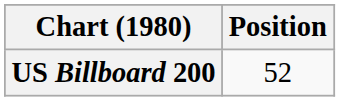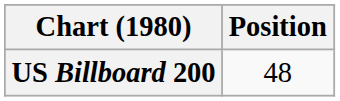(278, 72) 52 -> (278, 72) 48
